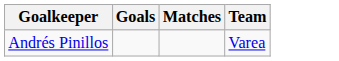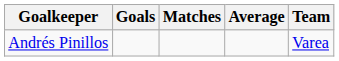+ column: (257, 17)
